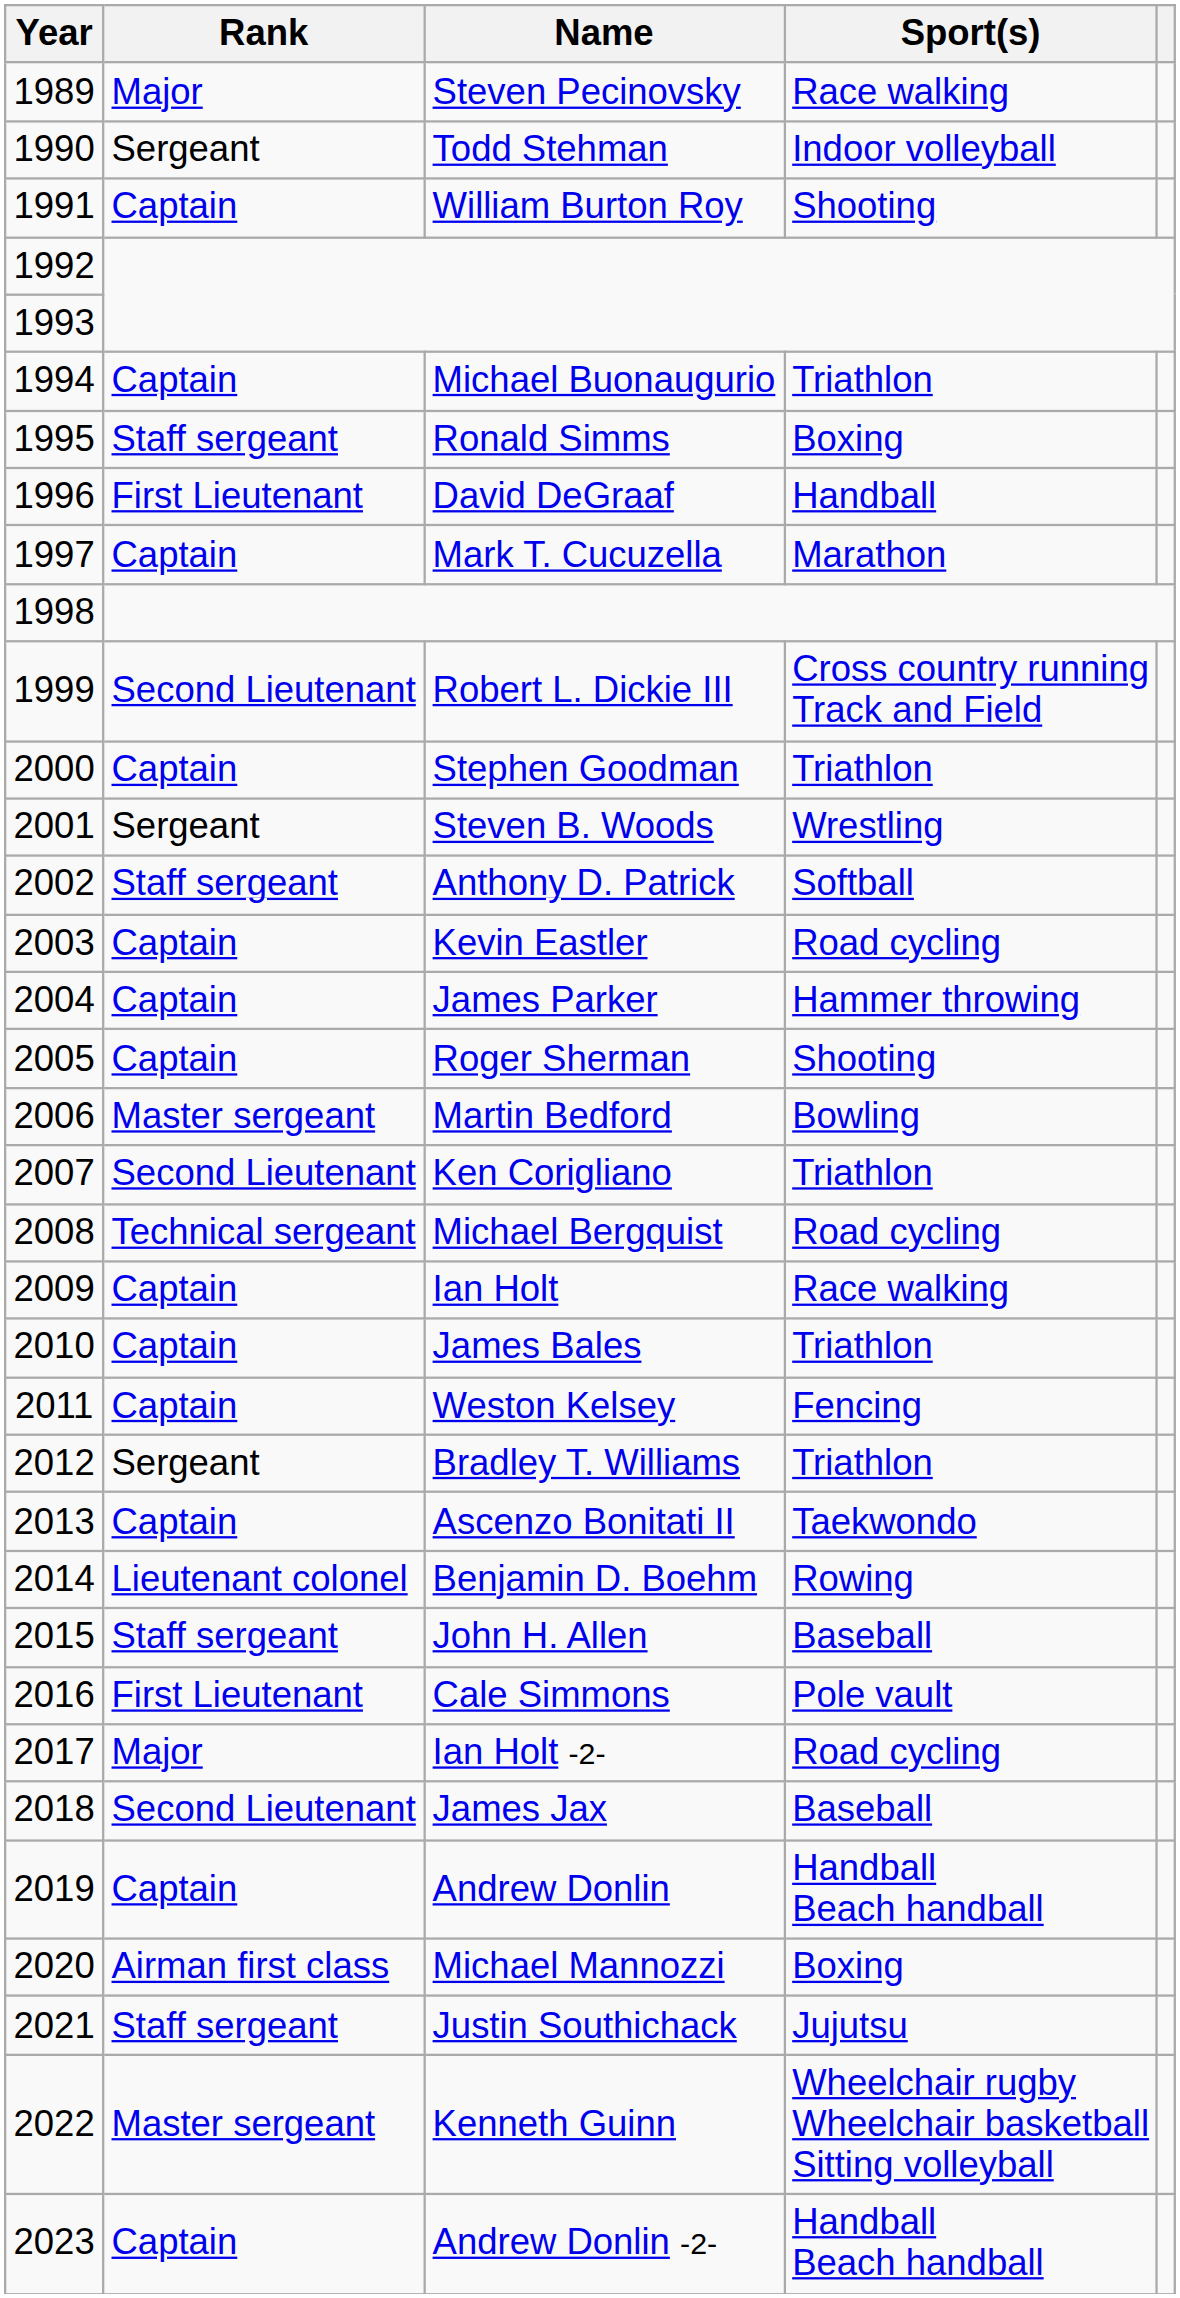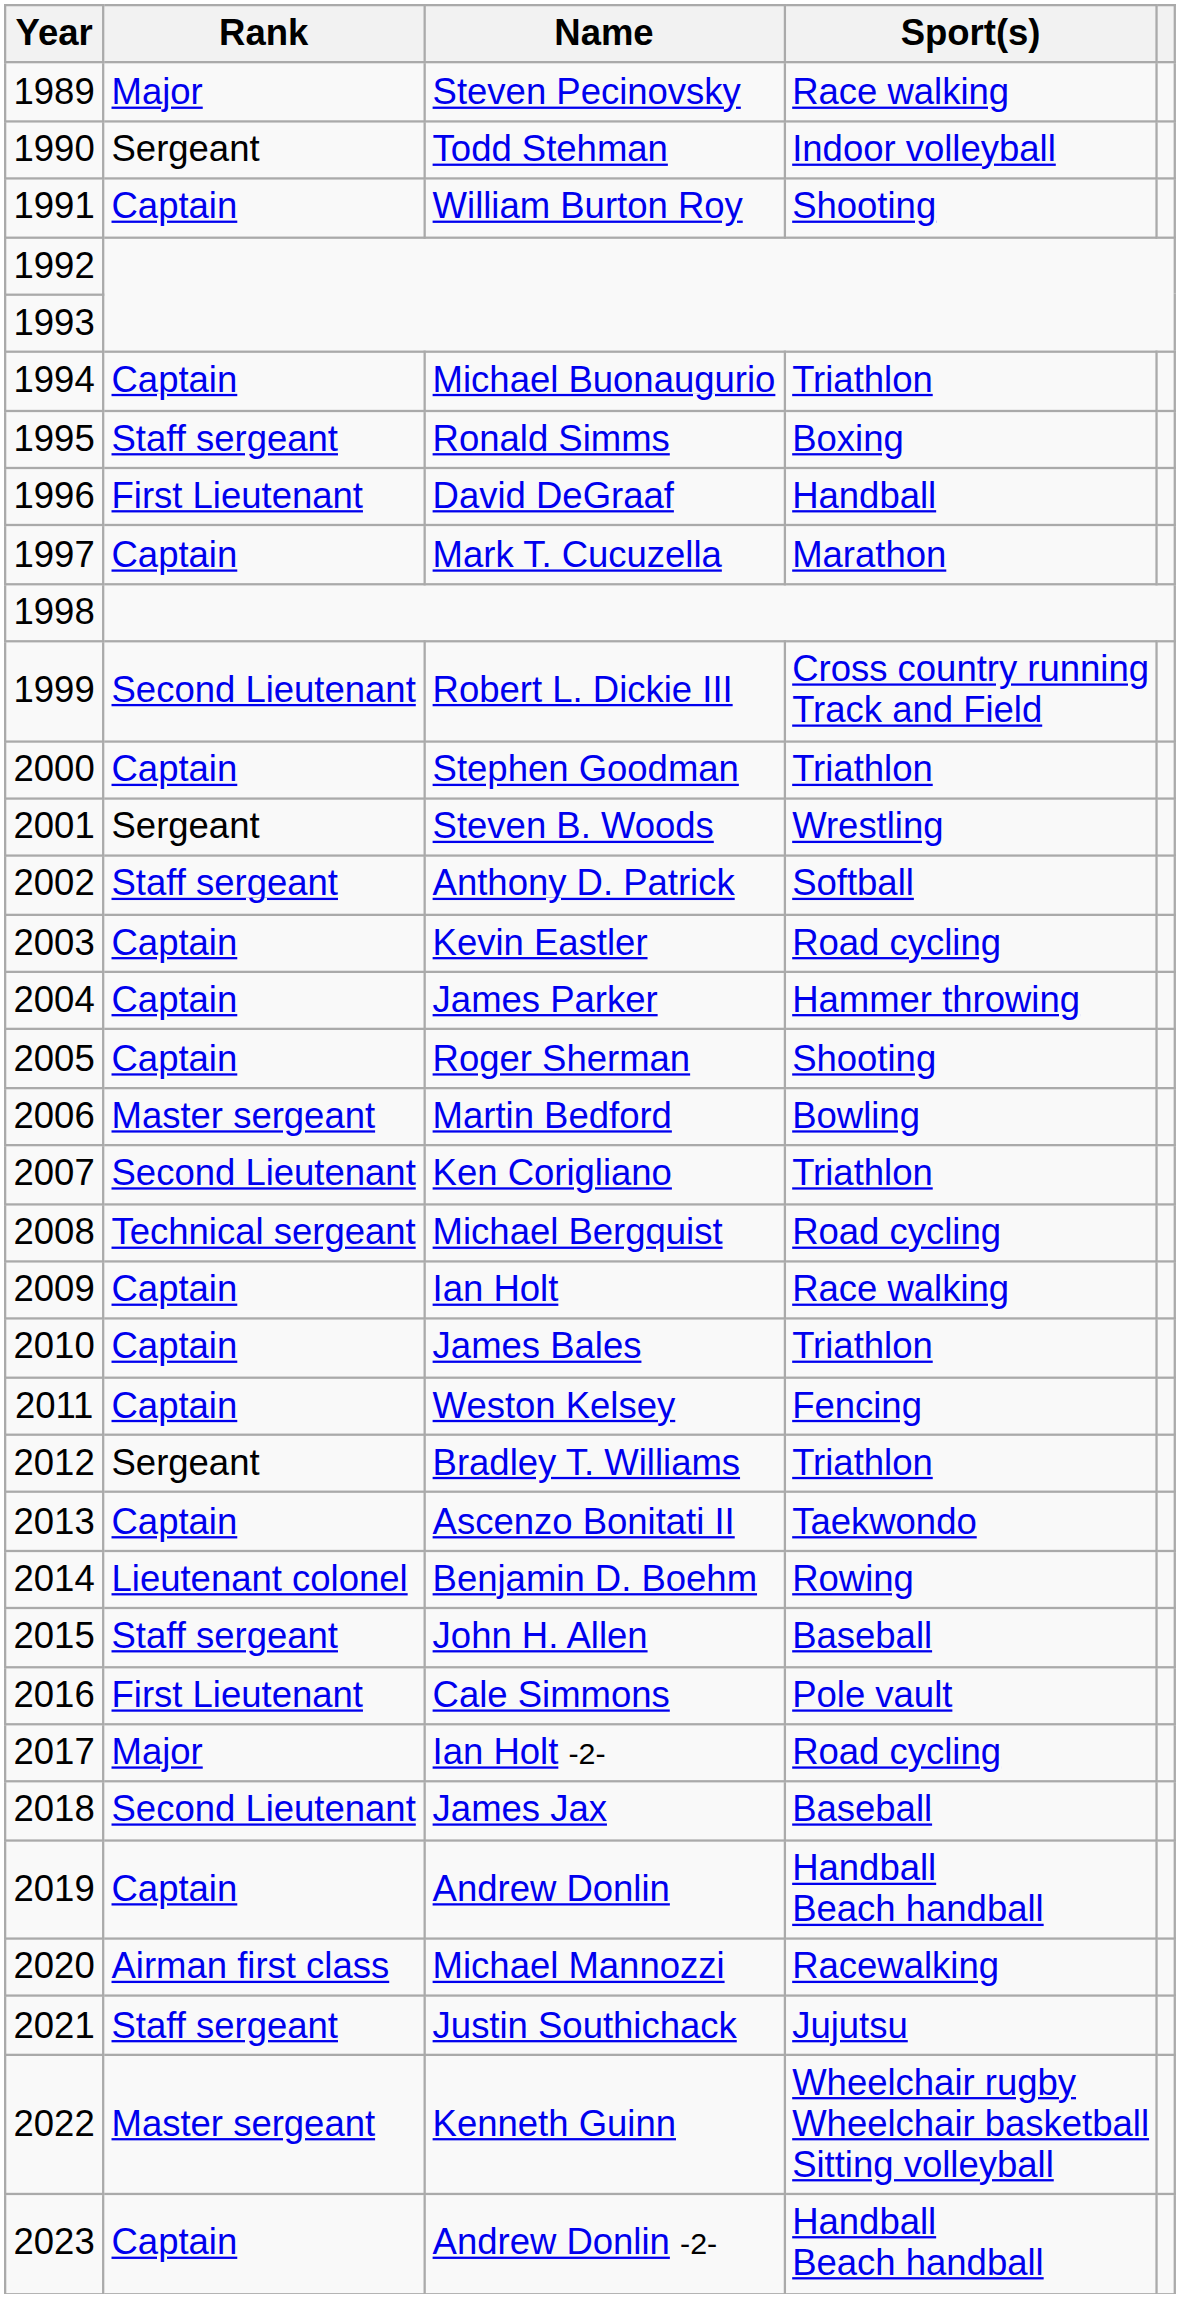(848, 1966) Boxing -> (896, 1966) Racewalking
